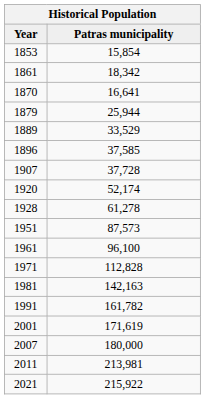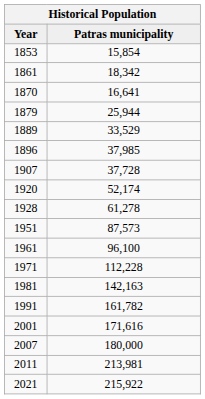(124, 150) 37,585 -> (124, 150) 37,985
(124, 267) 112,828 -> (124, 267) 112,228
(124, 326) 171,619 -> (124, 326) 171,616
